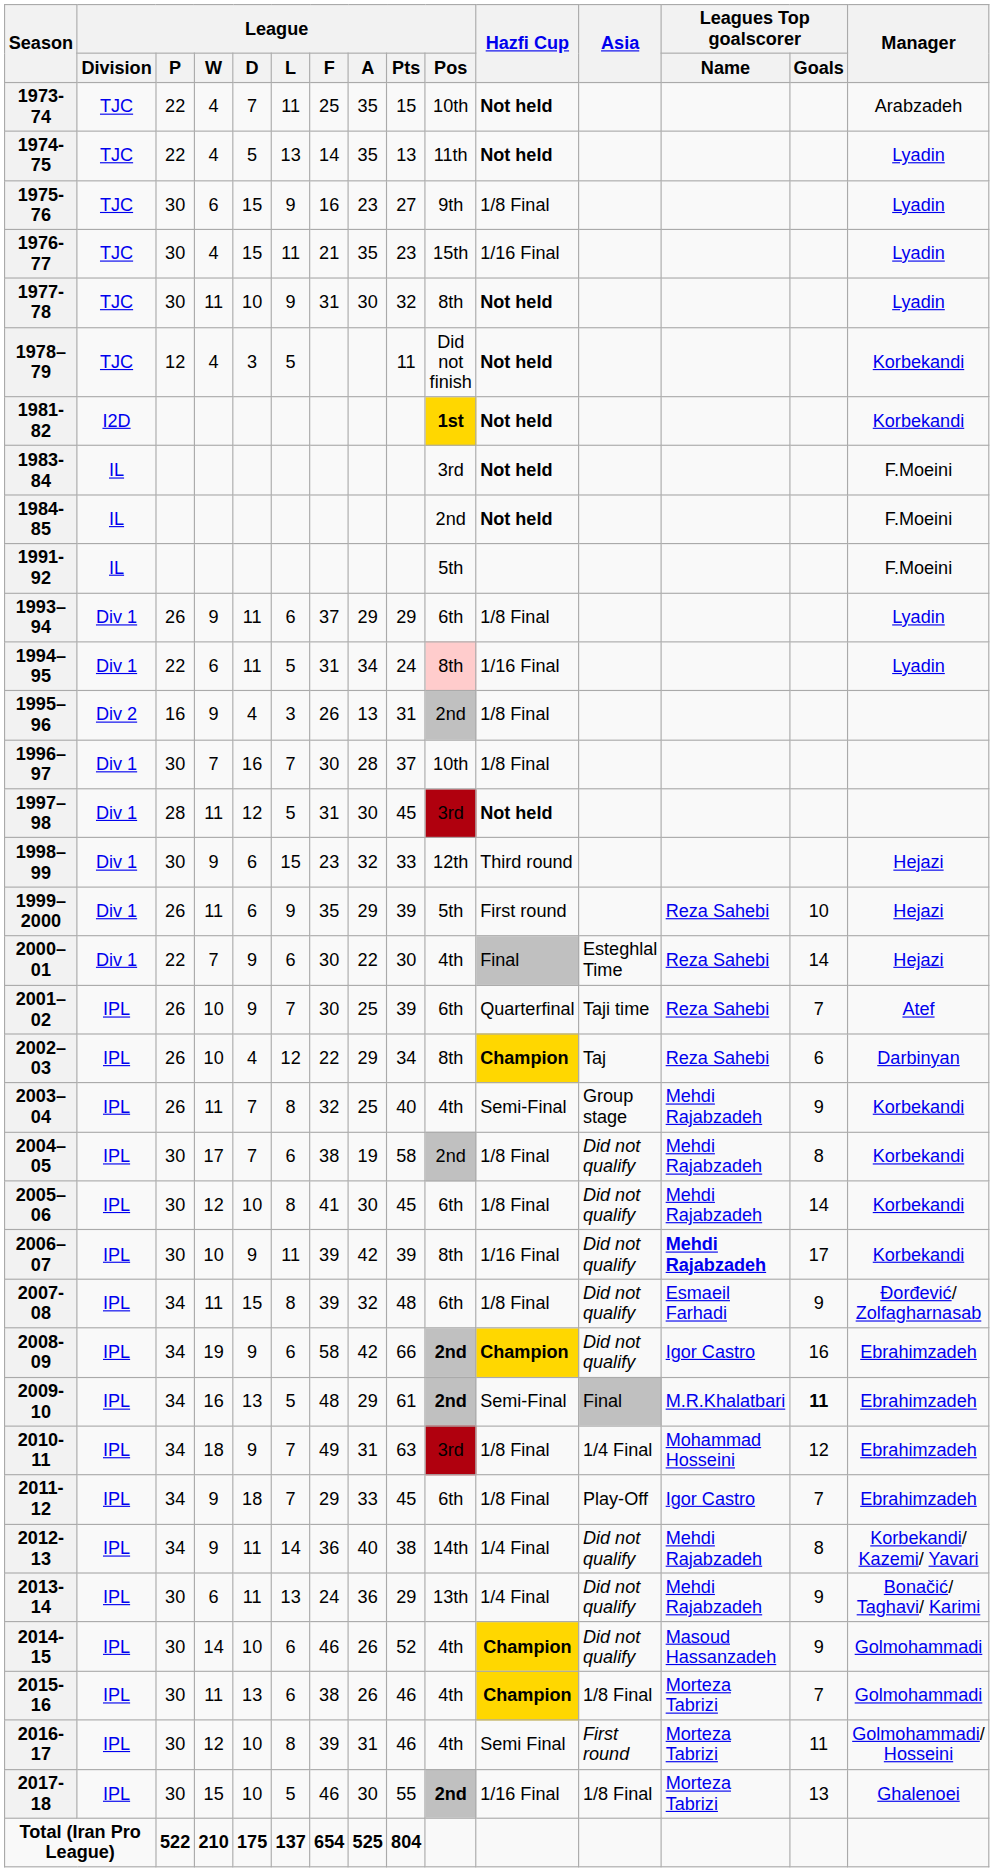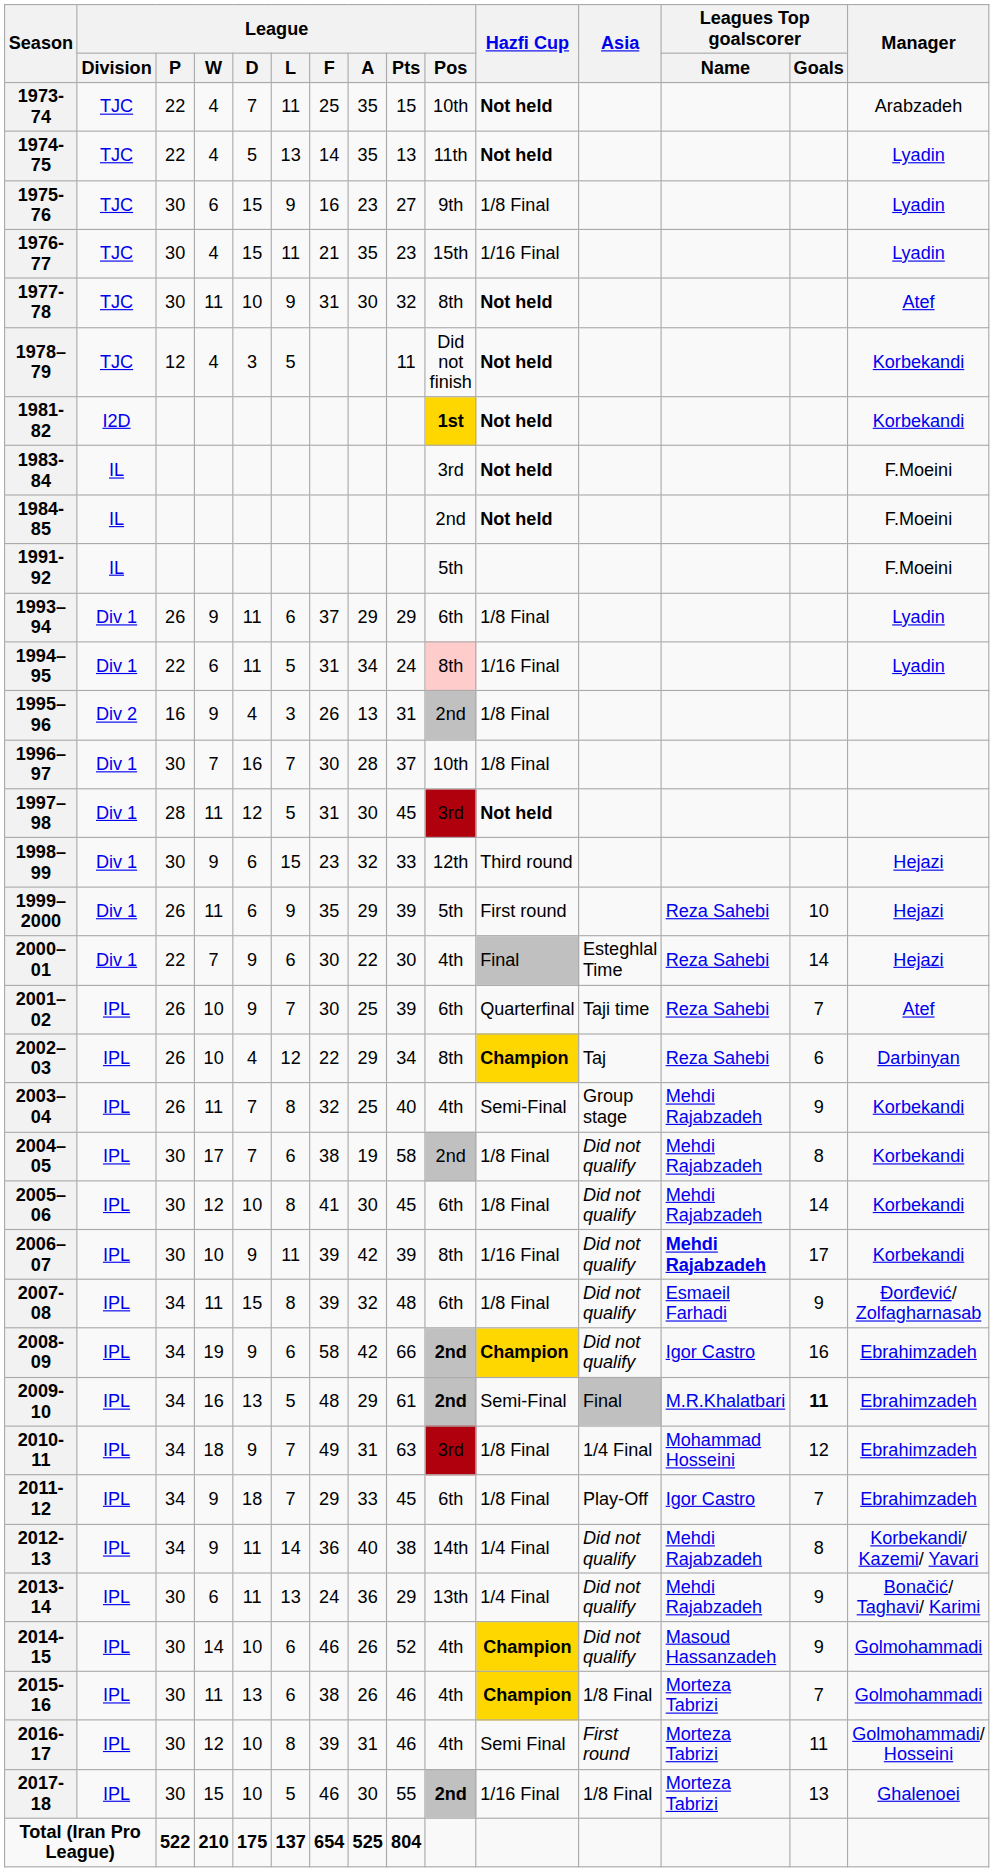(918, 302) Lyadin -> (918, 302) Atef
